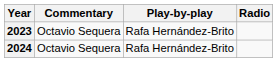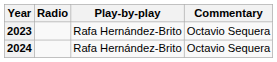columns swapped: (255, 13) <-> (79, 13)
